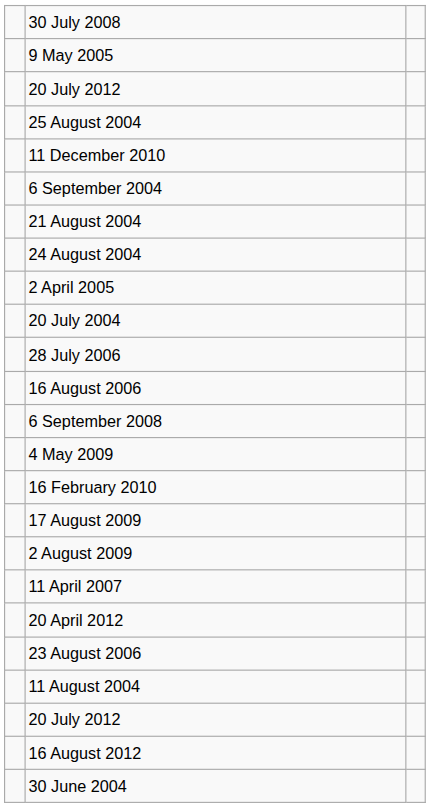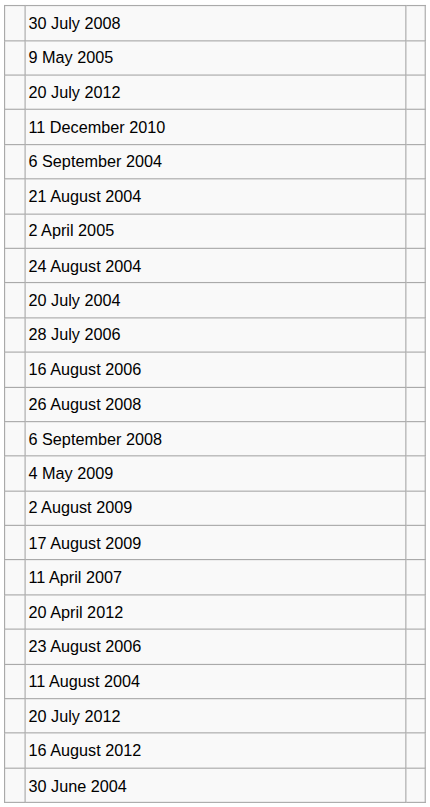- row: (15, 122)
rows swapped: (15, 288) <-> (15, 255)
+ row: (15, 404)
- row: (15, 487)
rows swapped: (15, 554) <-> (15, 520)
